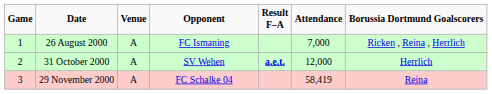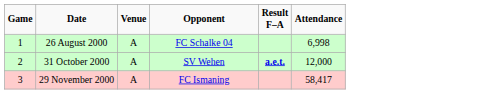- column: (416, 19)
(204, 43) FC Ismaning -> (204, 43) FC Schalke 04
(319, 43) 7,000 -> (319, 43) 6,998
(204, 80) FC Schalke 04 -> (204, 80) FC Ismaning
(319, 80) 58,419 -> (319, 80) 58,417
